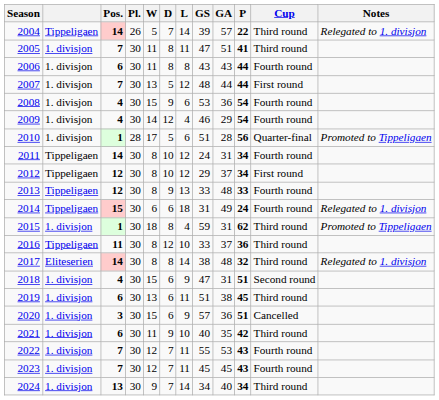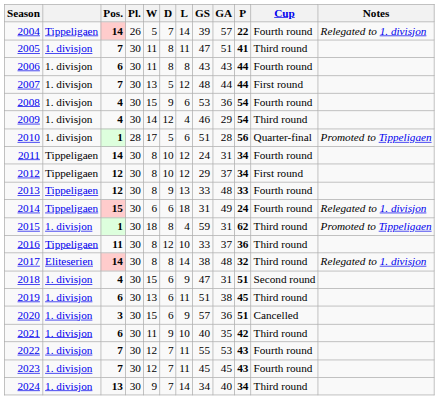(280, 31) Third round -> (283, 31) Fourth round
(283, 119) Fourth round -> (280, 119) Third round
